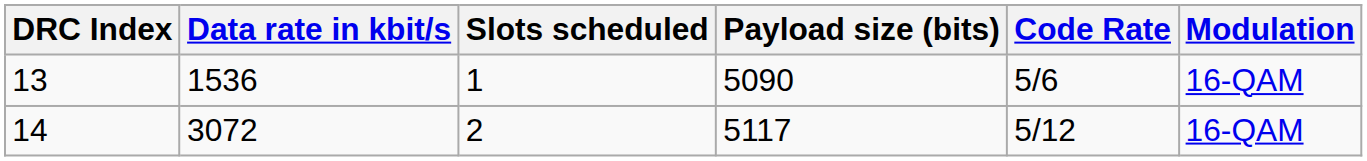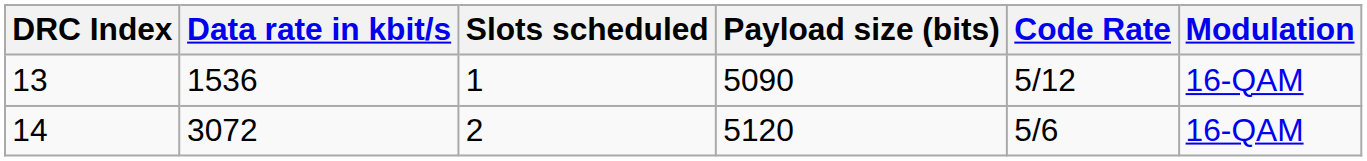(1036, 79) 5/6 -> (1045, 79) 5/12
(757, 130) 5117 -> (759, 130) 5120
(1045, 130) 5/12 -> (1036, 130) 5/6
